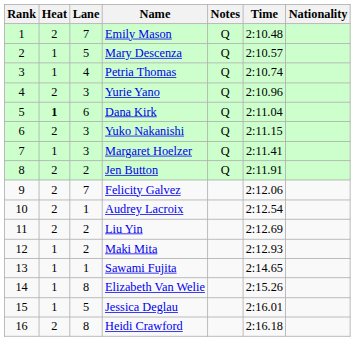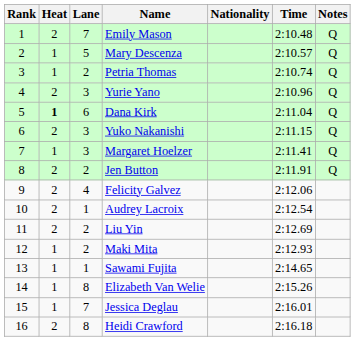columns swapped: (318, 14) <-> (225, 14)
(86, 72) 4 -> (86, 72) 2
(86, 190) 7 -> (86, 190) 4
(86, 307) 5 -> (86, 307) 7
